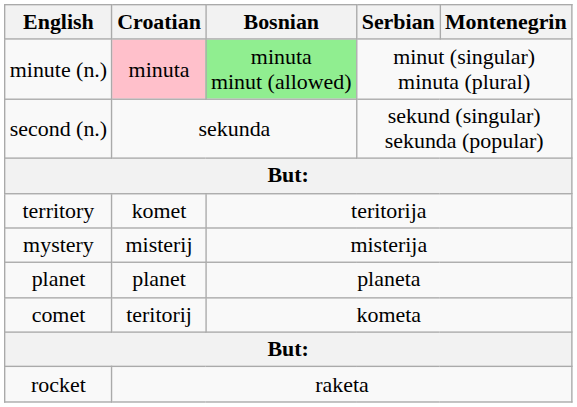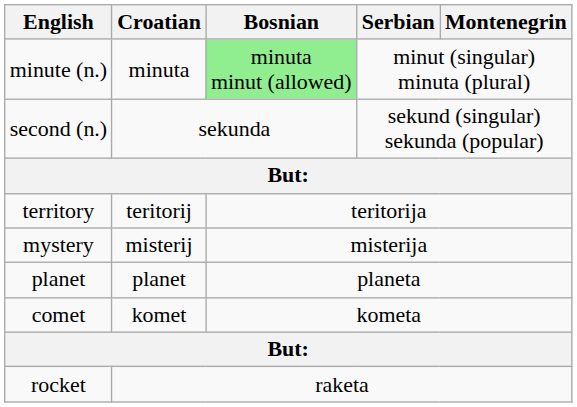(159, 68) pink background -> (159, 68) no background
(159, 210) komet -> (159, 210) teritorij
(159, 314) teritorij -> (159, 314) komet
